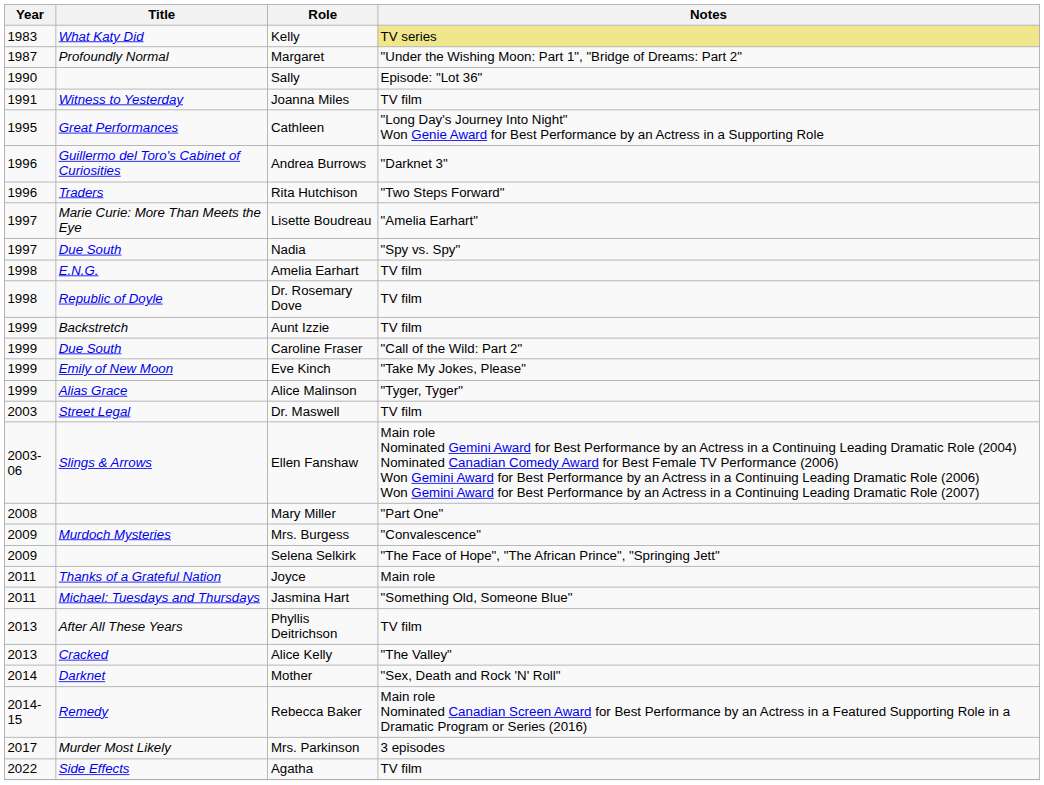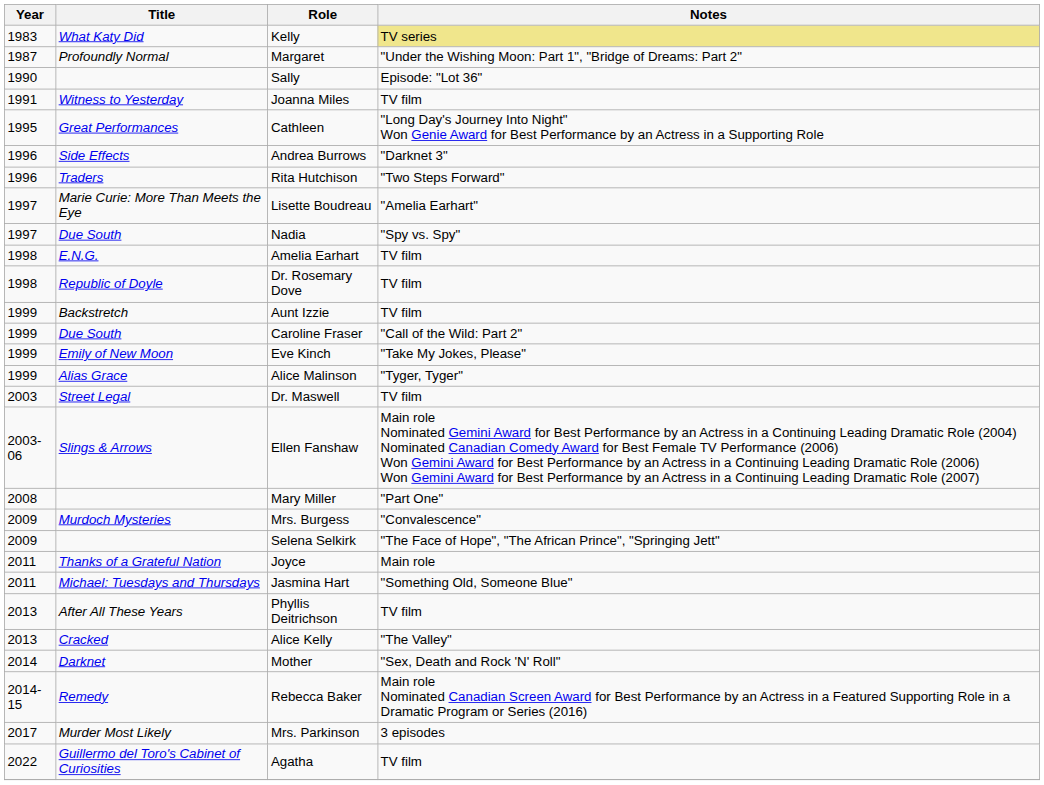(149, 163) Guillermo del Toro's Cabinet of Curiosities -> (94, 156) Side Effects
(94, 769) Side Effects -> (149, 761) Guillermo del Toro's Cabinet of Curiosities
